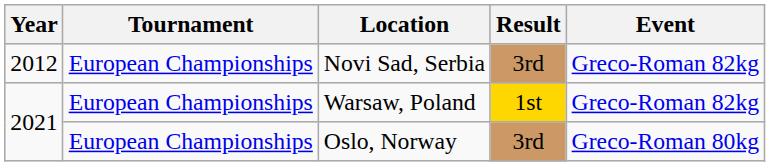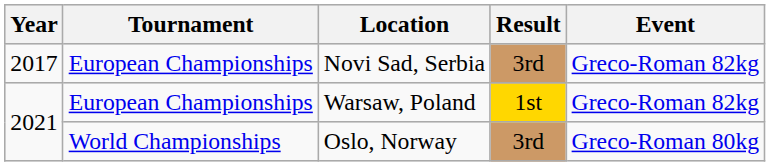(34, 63) 2012 -> (34, 63) 2017
(191, 141) European Championships -> (175, 141) World Championships
